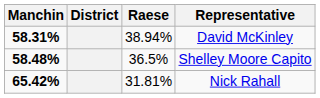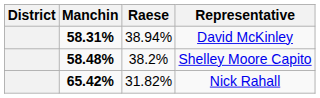columns swapped: (94, 15) <-> (36, 15)
(148, 59) 36.5% -> (148, 59) 38.2%
(148, 81) 31.81% -> (148, 81) 31.82%
